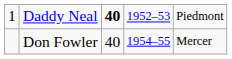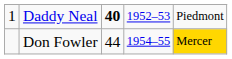(112, 41) 40 -> (112, 41) 44
(194, 41) no background -> (194, 41) gold background
